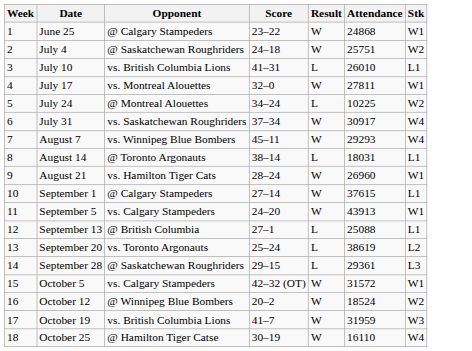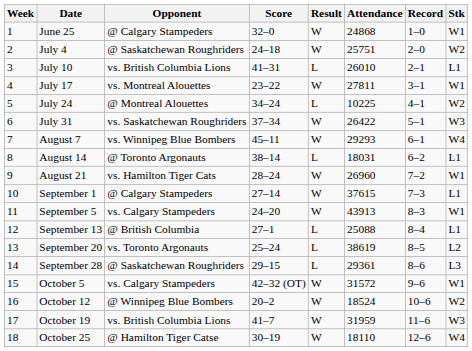+ column: (426, 13)
(266, 31) 23–22 -> (263, 31) 32–0
(263, 85) 32–0 -> (266, 85) 23–22
(361, 121) 30917 -> (361, 121) 26422
(416, 121) W4 -> (457, 121) W3
(361, 337) 16110 -> (361, 337) 18110
